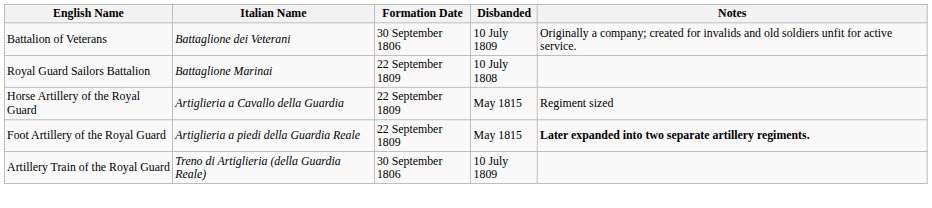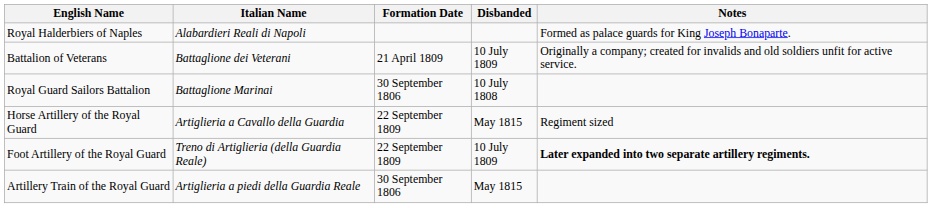+ row: (75, 32)
(410, 39) 30 September 1806 -> (410, 58) 21 April 1809
(410, 71) 22 September 1809 -> (410, 90) 30 September 1806
(268, 135) Artiglieria a piedi della Guardia Reale -> (258, 154) Treno di Artiglieria (della Guardia Reale)
(498, 135) May 1815 -> (491, 154) 10 July 1809
(258, 167) Treno di Artiglieria (della Guardia Reale) -> (268, 186) Artiglieria a piedi della Guardia Reale
(491, 167) 10 July 1809 -> (498, 186) May 1815
